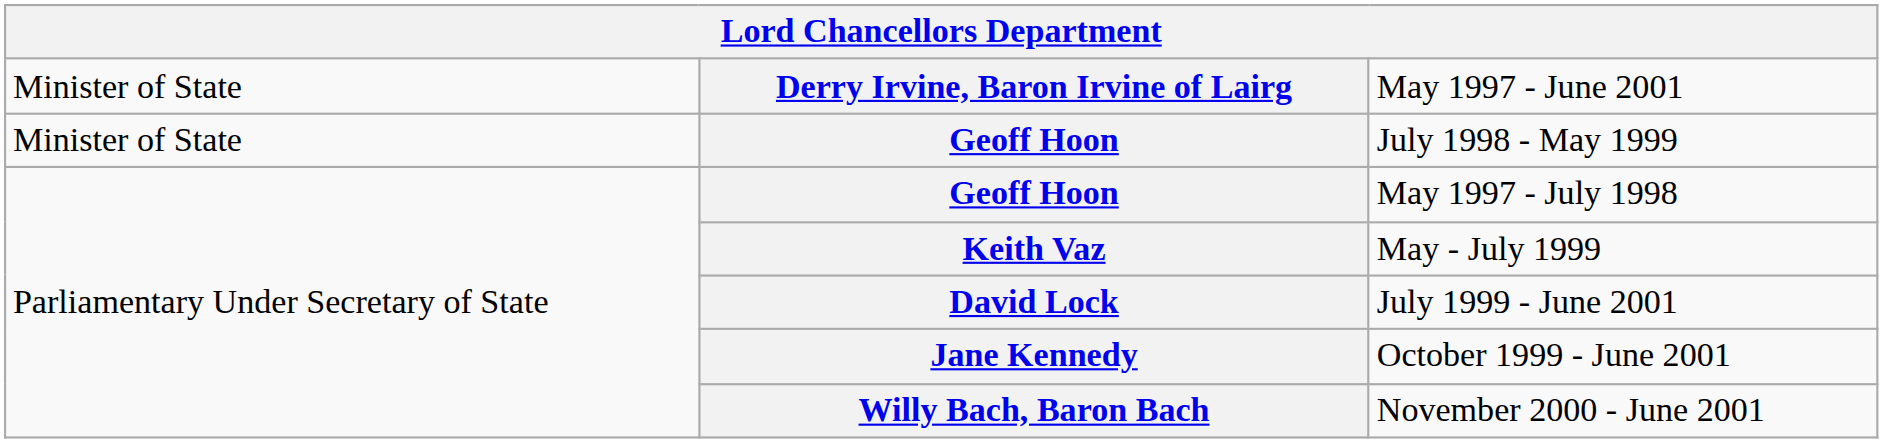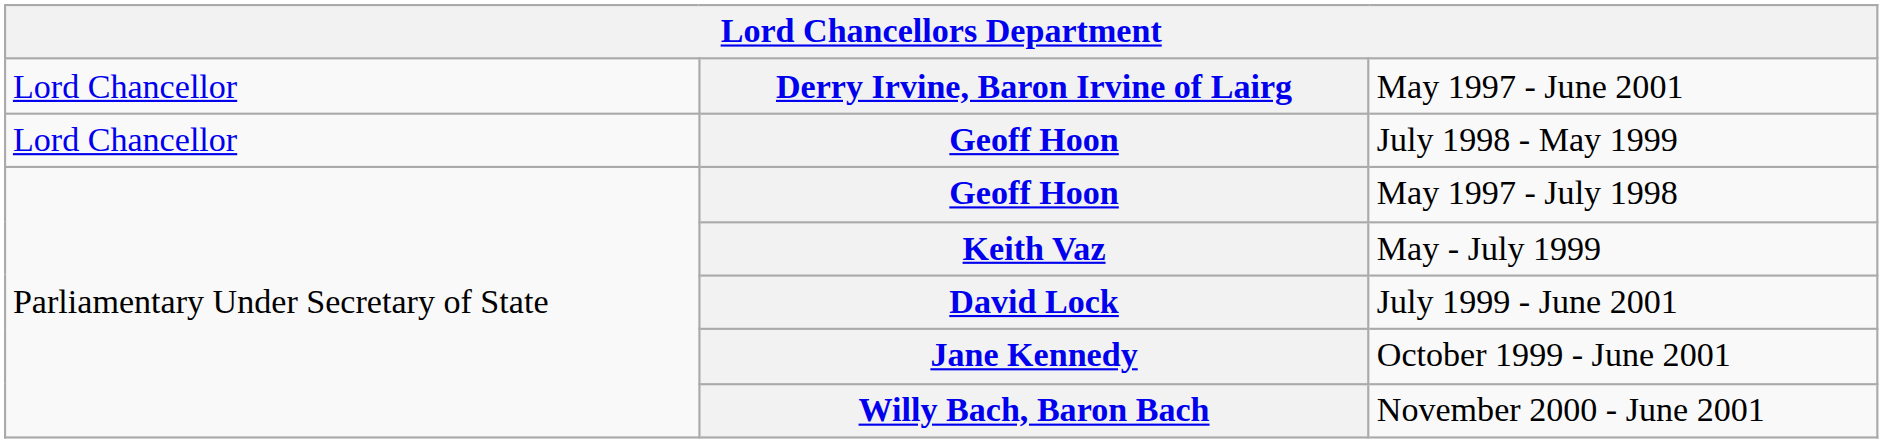(127, 85) Minister of State -> (125, 85) Lord Chancellor
(127, 139) Minister of State -> (125, 139) Lord Chancellor
